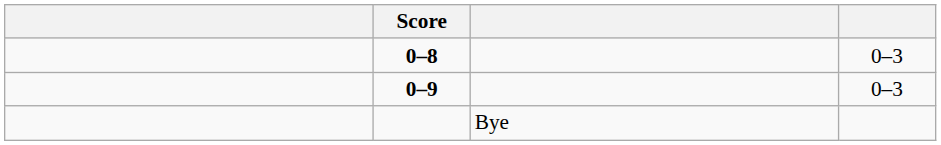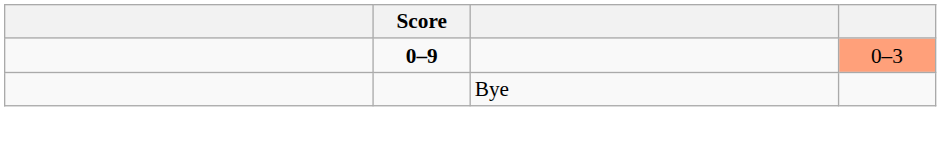- row: (422, 55)
(887, 88) no background -> (887, 55) lightsalmon background
